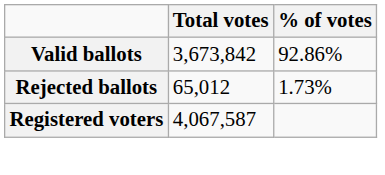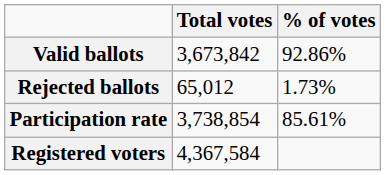+ row: (88, 119)
(214, 119) 4,067,587 -> (218, 152) 4,367,584
